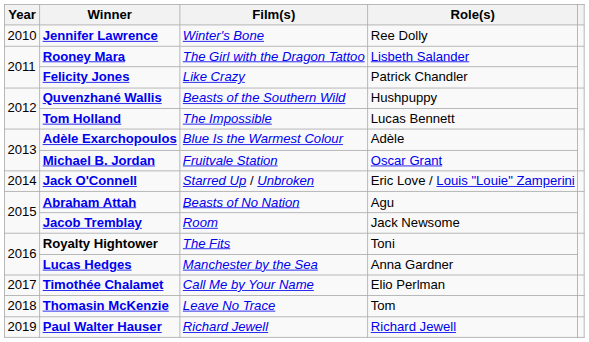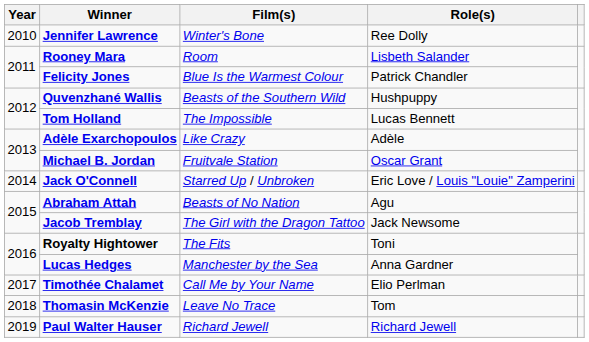(274, 56) The Girl with the Dragon Tattoo -> (200, 56) Room
(214, 77) Like Crazy -> (263, 77) Blue Is the Warmest Colour
(263, 139) Blue Is the Warmest Colour -> (214, 139) Like Crazy
(200, 222) Room -> (274, 222) The Girl with the Dragon Tattoo
